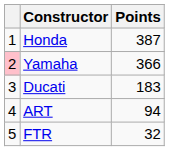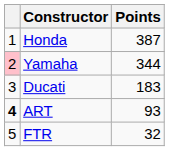(148, 64) 366 -> (148, 64) 344
(12, 111) normal -> (12, 111) bold
(152, 111) 94 -> (152, 111) 93
